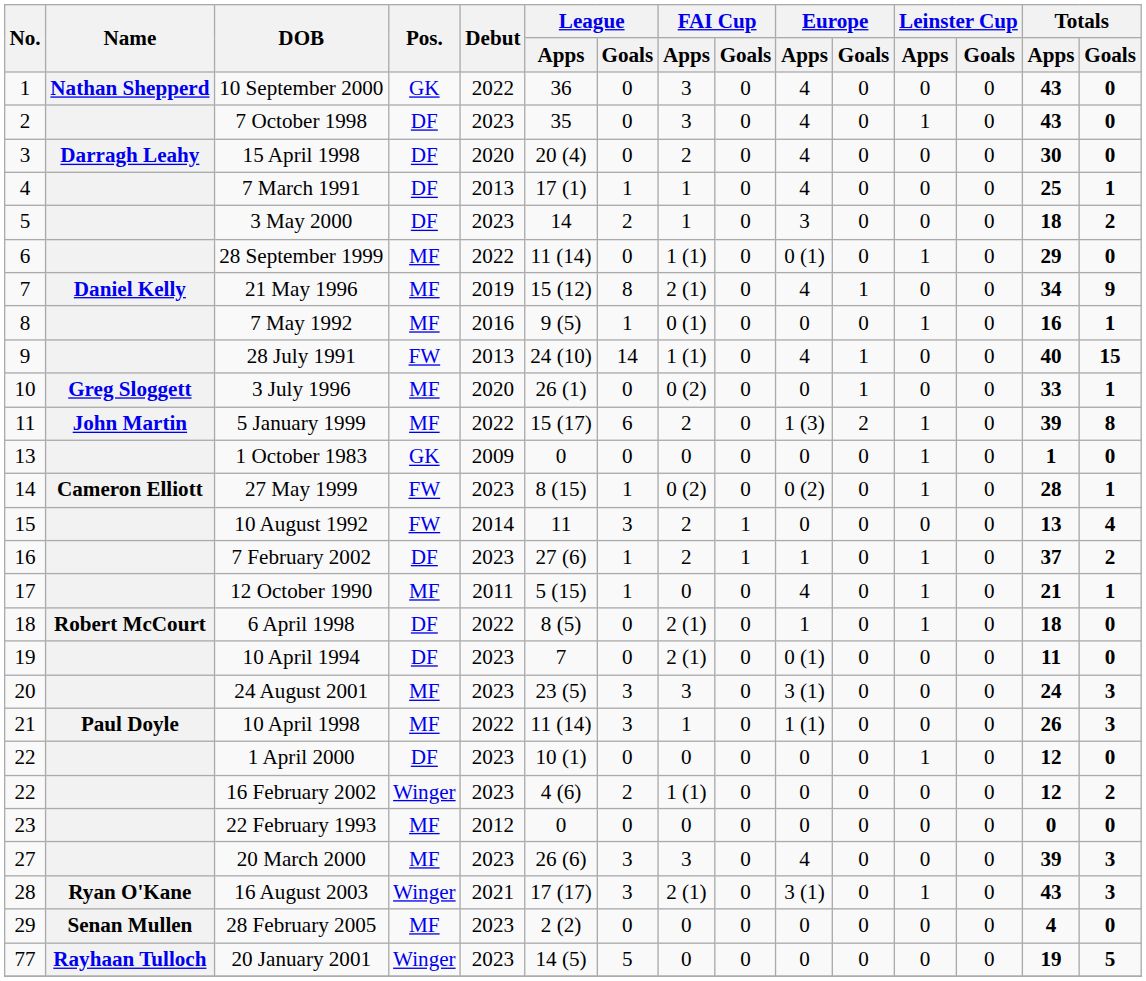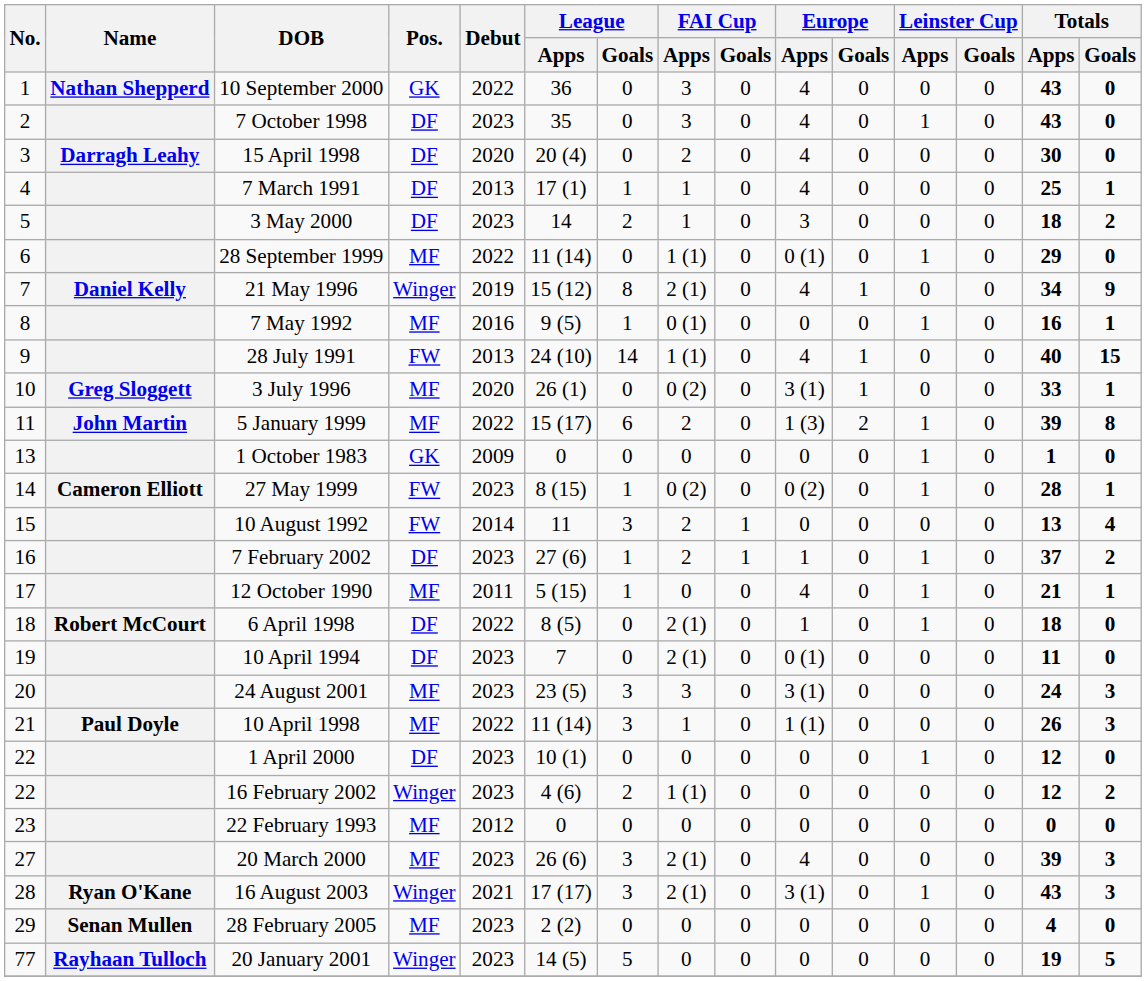(424, 289) MF -> (424, 289) Winger
(804, 389) 0 -> (804, 389) 3 (1)
(686, 858) 3 -> (686, 858) 2 (1)
